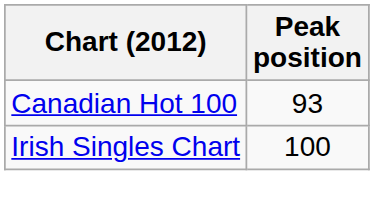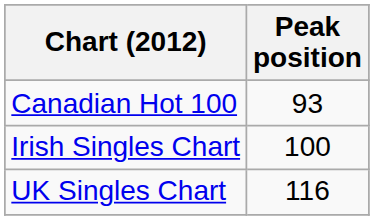+ row: (119, 191)
